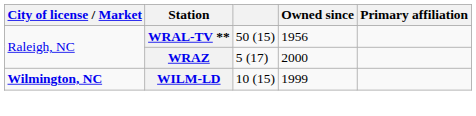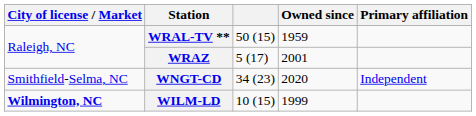(295, 36) 1956 -> (295, 36) 1959
(295, 57) 2000 -> (295, 57) 2001
+ row: (189, 79)
